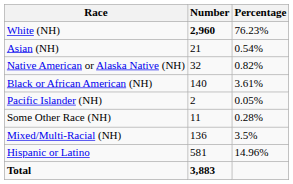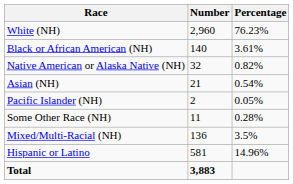(203, 30) bold -> (203, 30) normal
rows swapped: (80, 83) <-> (33, 48)
